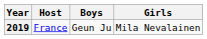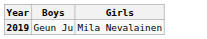- column: (50, 12)
